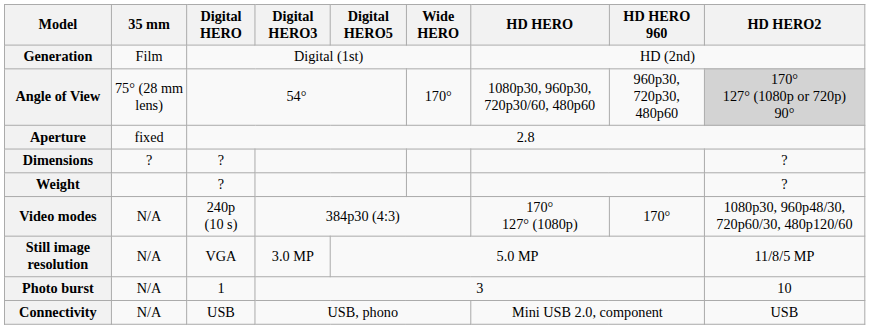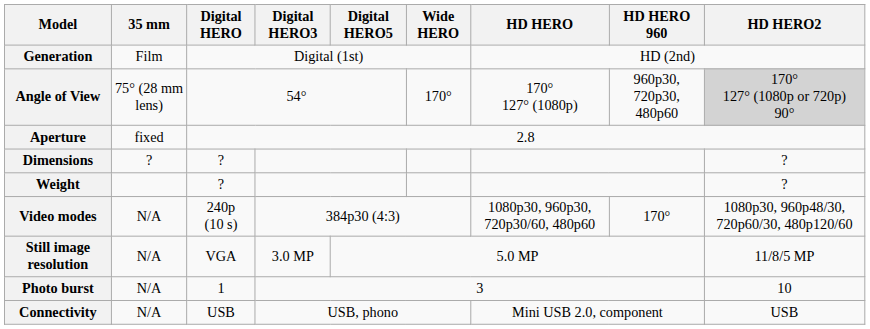(540, 97) 1080p30, 960p30, 720p30/60, 480p60 -> (540, 97) 170° 127° (1080p)
(540, 216) 170° 127° (1080p) -> (540, 216) 1080p30, 960p30, 720p30/60, 480p60
